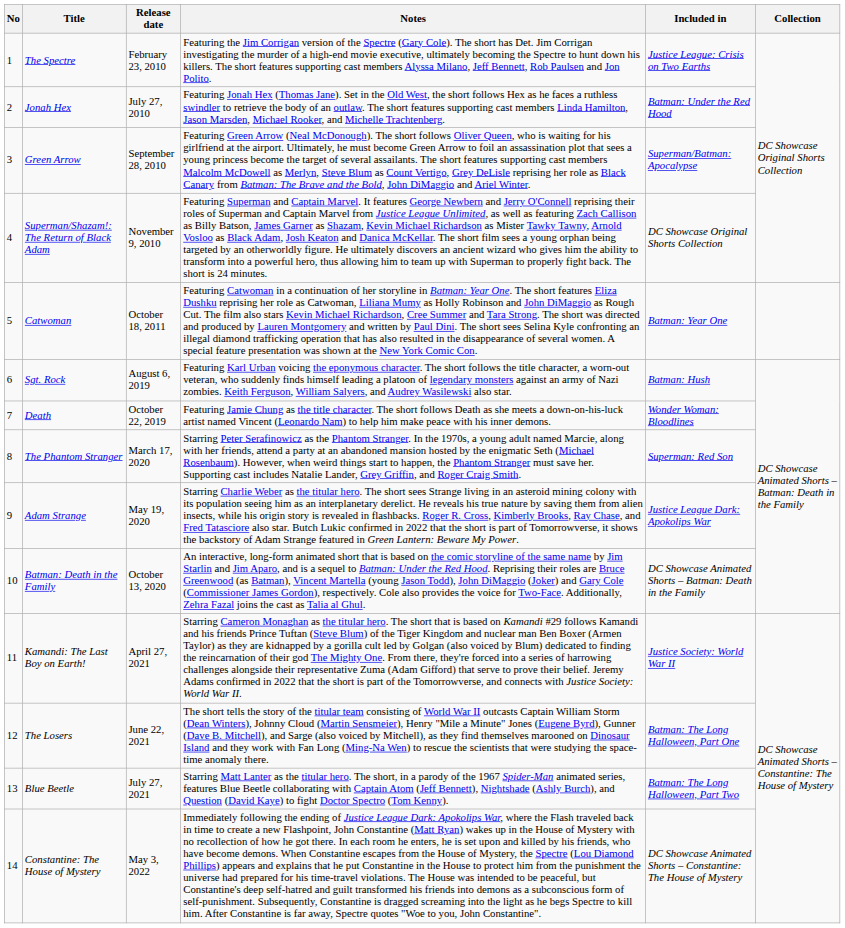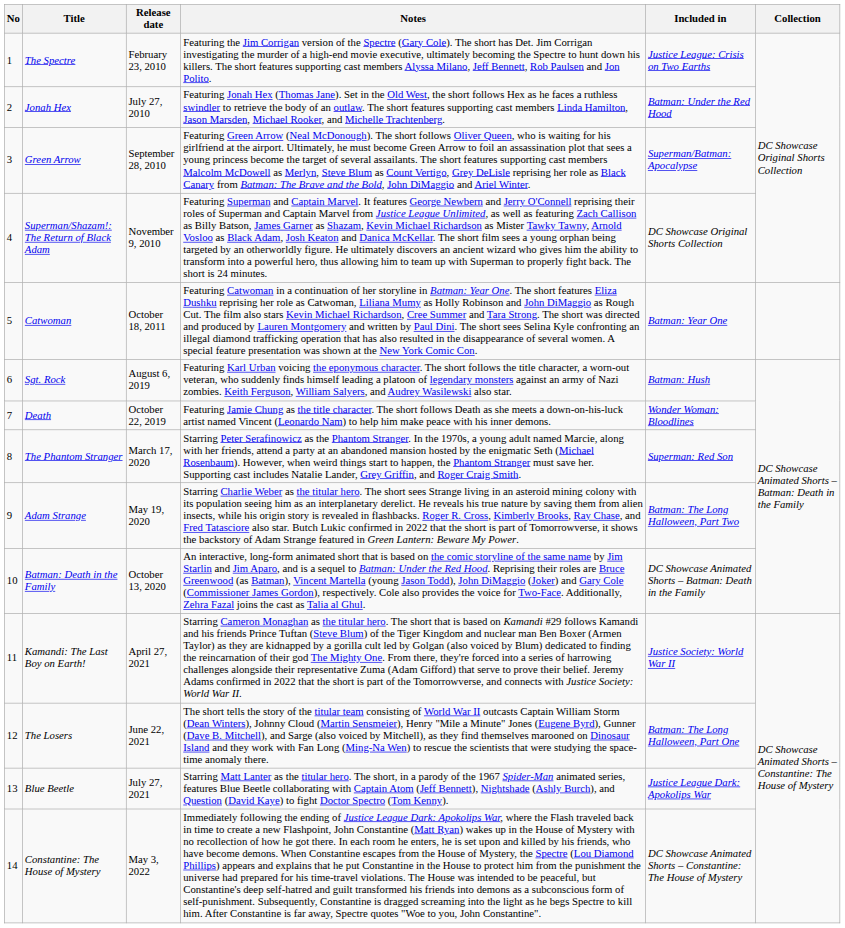(694, 515) Justice League Dark: Apokolips War -> (694, 515) Batman: The Long Halloween, Part Two
(694, 788) Batman: The Long Halloween, Part Two -> (694, 788) Justice League Dark: Apokolips War
